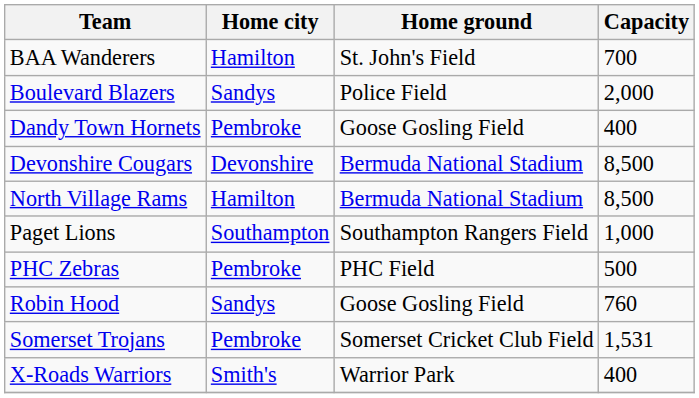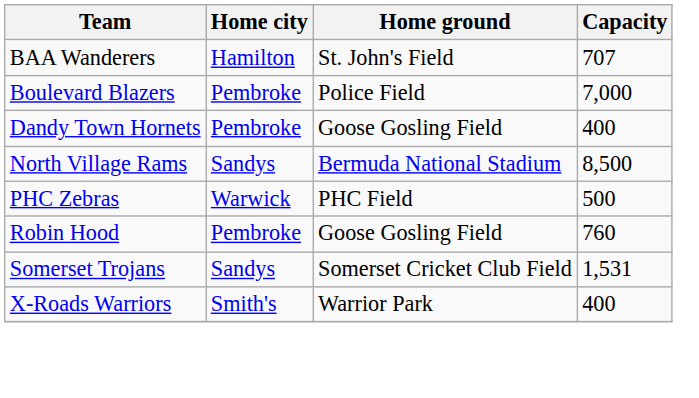(621, 57) 700 -> (599, 57) 707
(243, 92) Sandys -> (256, 92) Pembroke
(629, 92) 2,000 -> (607, 92) 7,000
- row: (101, 163)
(253, 198) Hamilton -> (243, 163) Sandys
- row: (63, 233)
(256, 269) Pembroke -> (251, 198) Warwick
(243, 304) Sandys -> (256, 233) Pembroke
(256, 339) Pembroke -> (243, 269) Sandys
